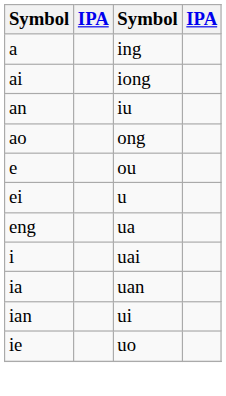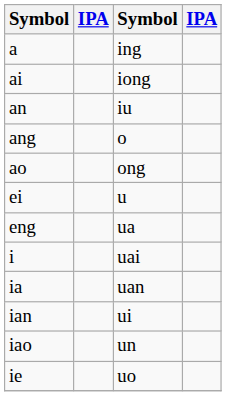+ row: (22, 138)
- row: (13, 167)
+ row: (20, 345)
